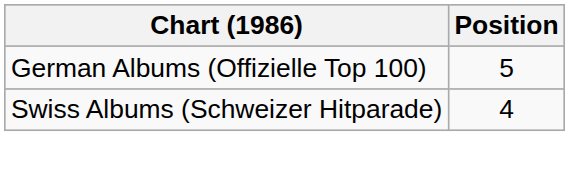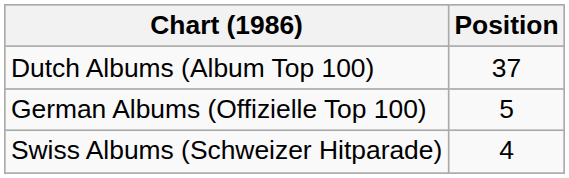+ row: (193, 67)
